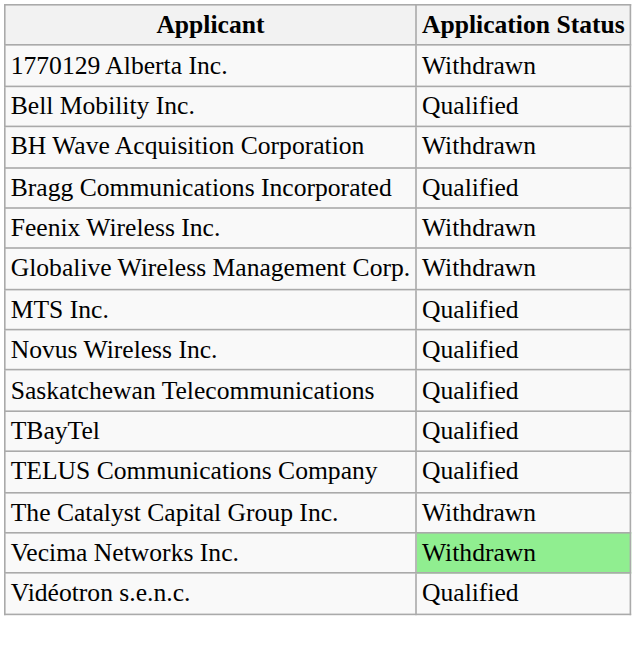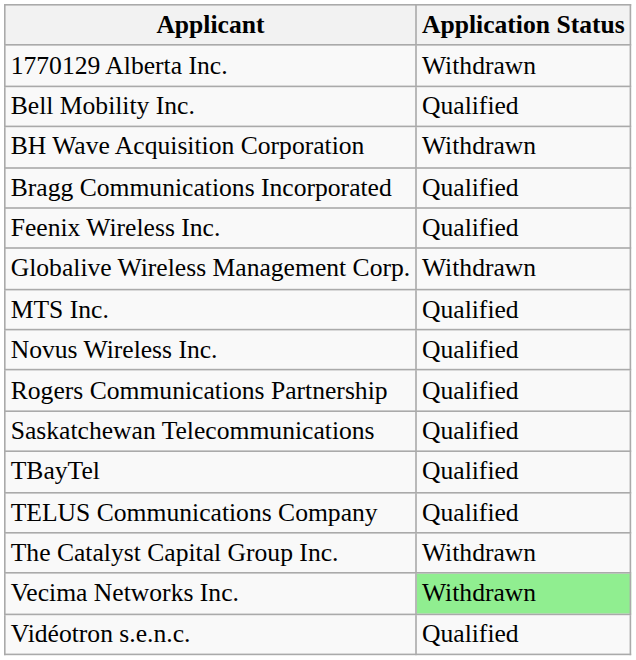(479, 227) Withdrawn -> (470, 227) Qualified
+ row: (199, 390)
